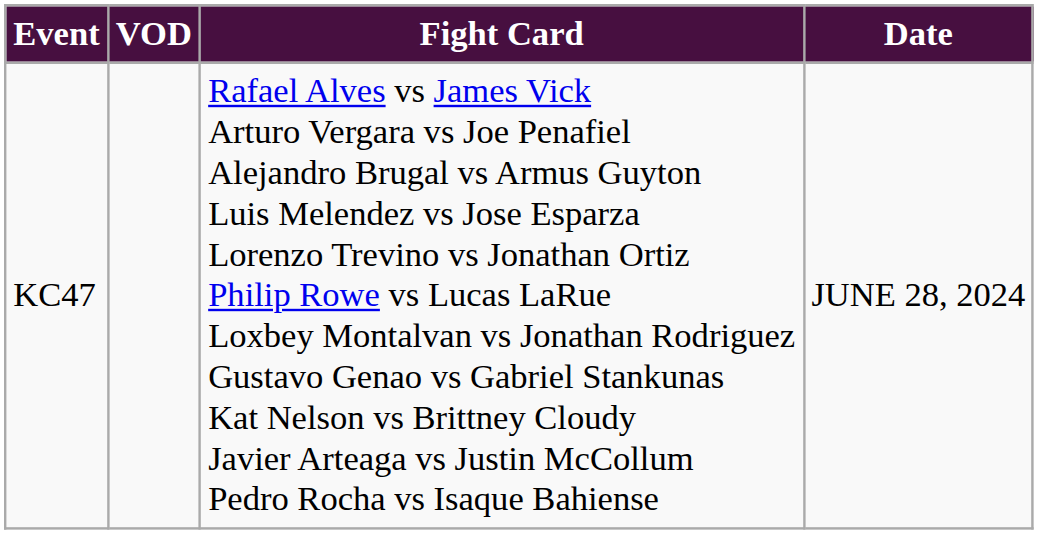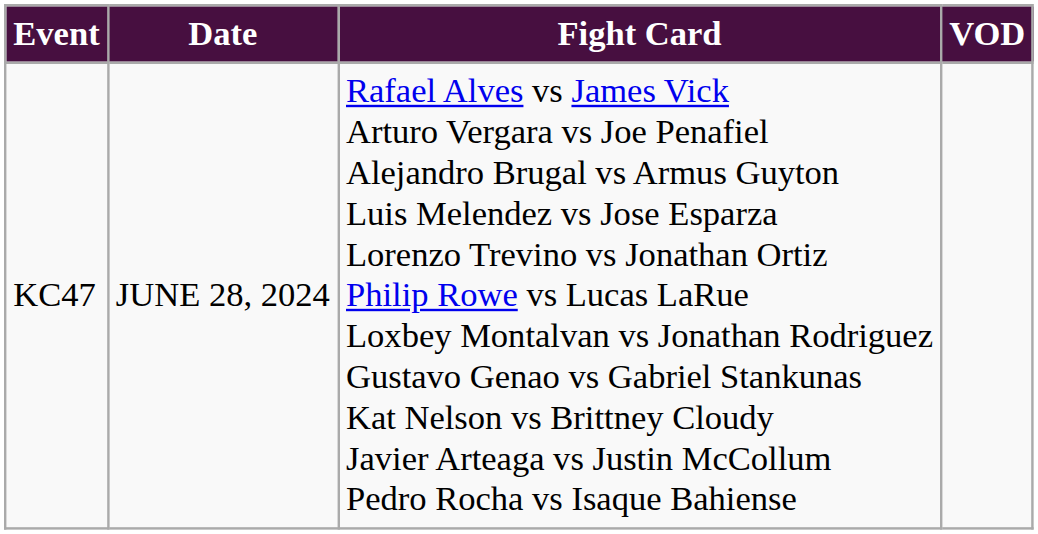columns swapped: (918, 33) <-> (154, 33)
